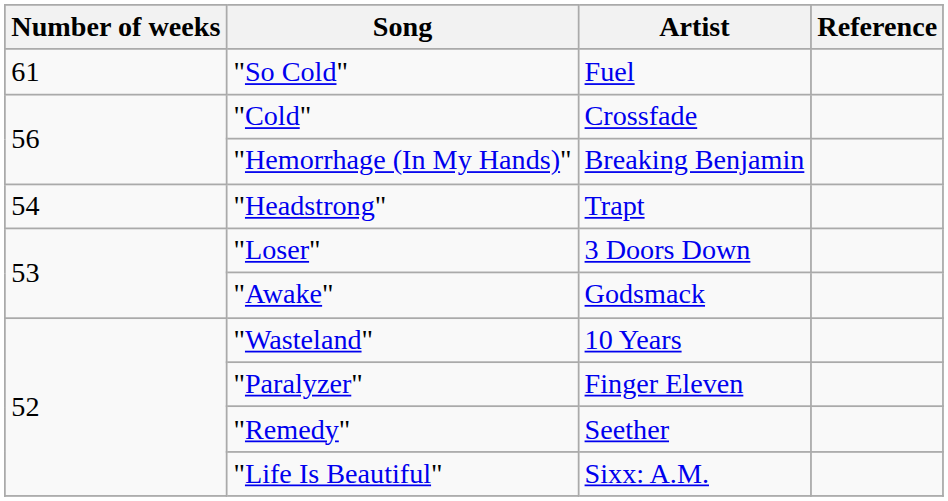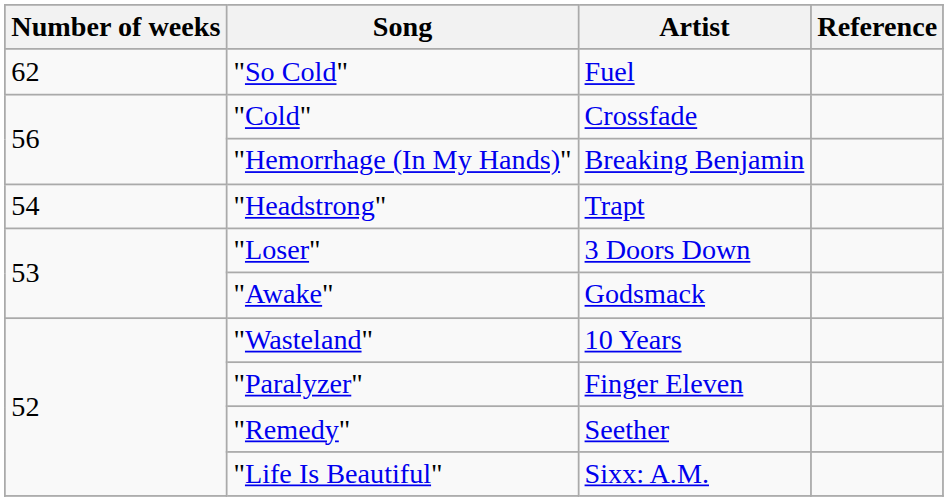(25, 71) 61 -> (25, 71) 62
